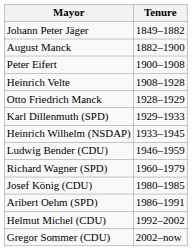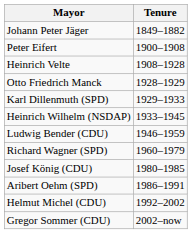- row: (39, 47)
